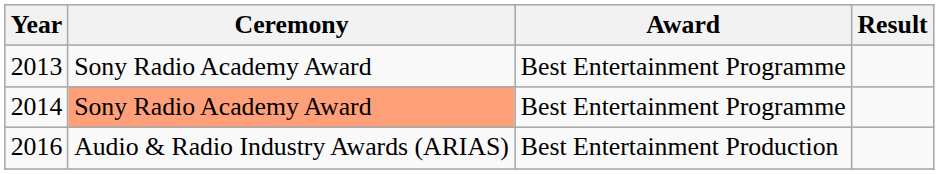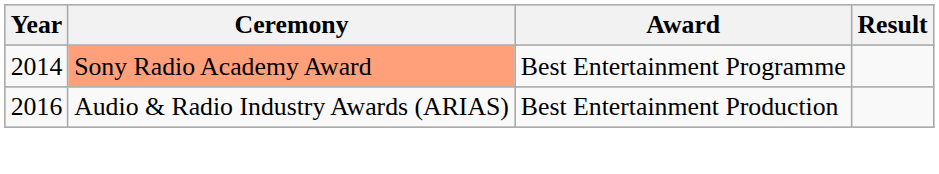- row: (37, 65)
